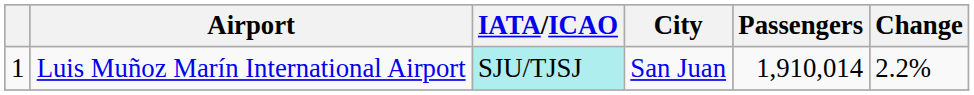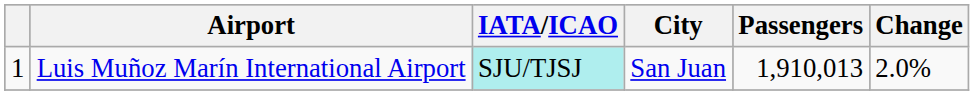(810, 68) 1,910,014 -> (810, 68) 1,910,013
(903, 68) 2.2% -> (903, 68) 2.0%
